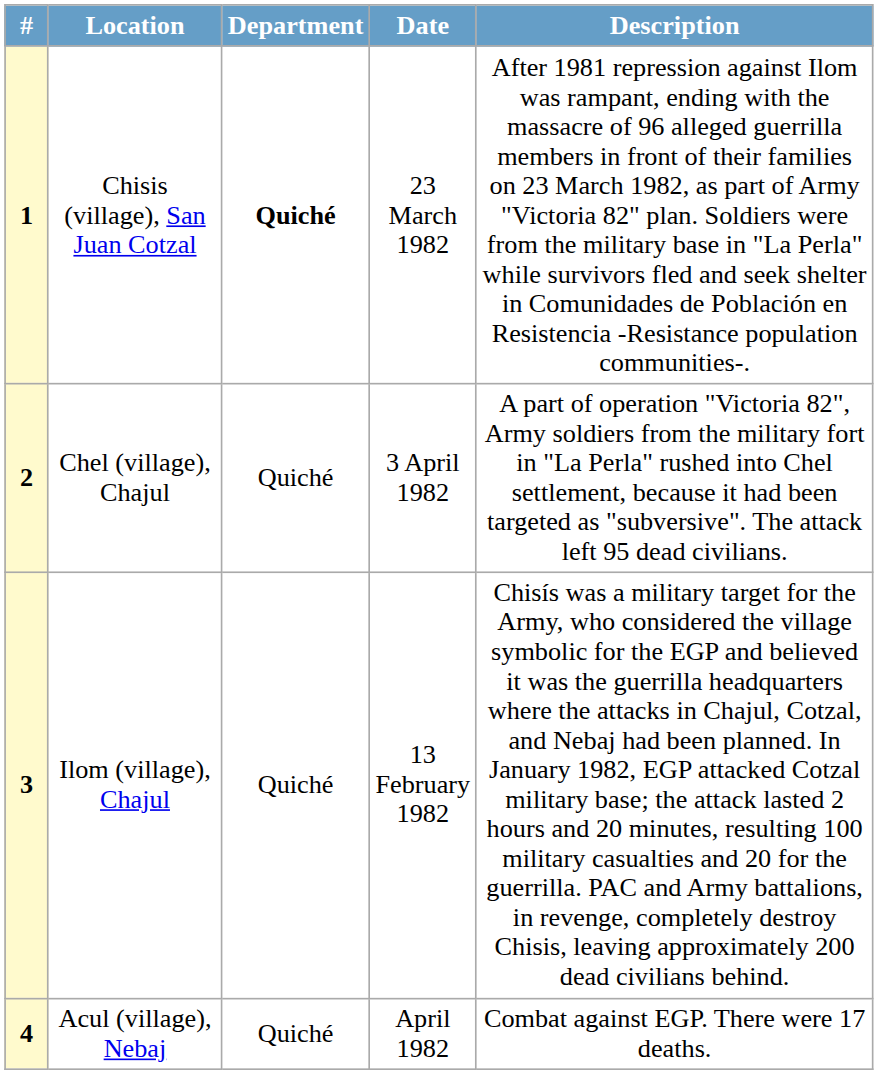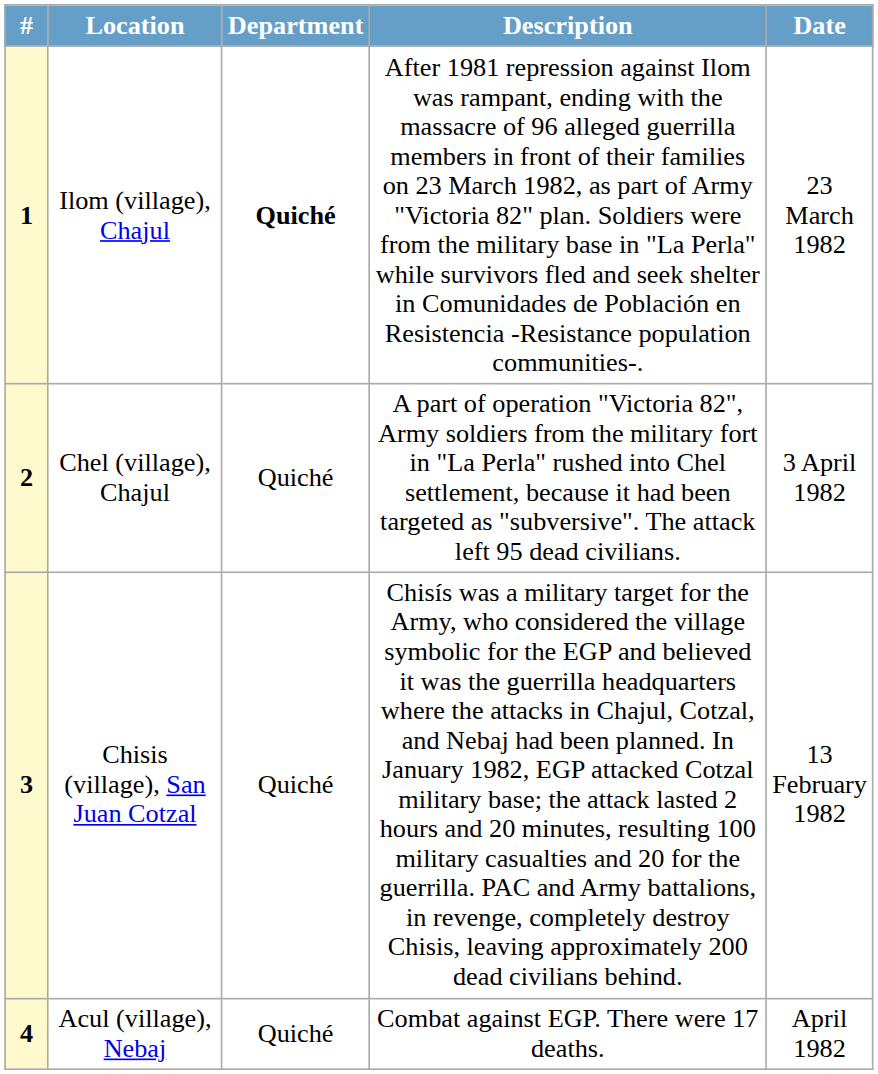columns swapped: (423, 25) <-> (675, 25)
(135, 214) Chisis (village), San Juan Cotzal -> (135, 214) Ilom (village), Chajul
(135, 784) Ilom (village), Chajul -> (135, 784) Chisis (village), San Juan Cotzal
